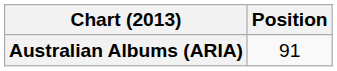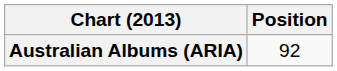(290, 50) 91 -> (290, 50) 92
